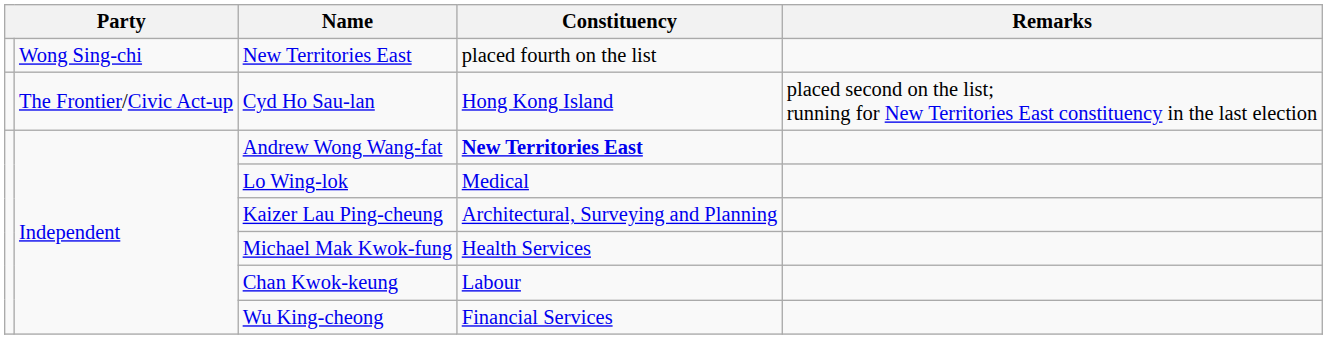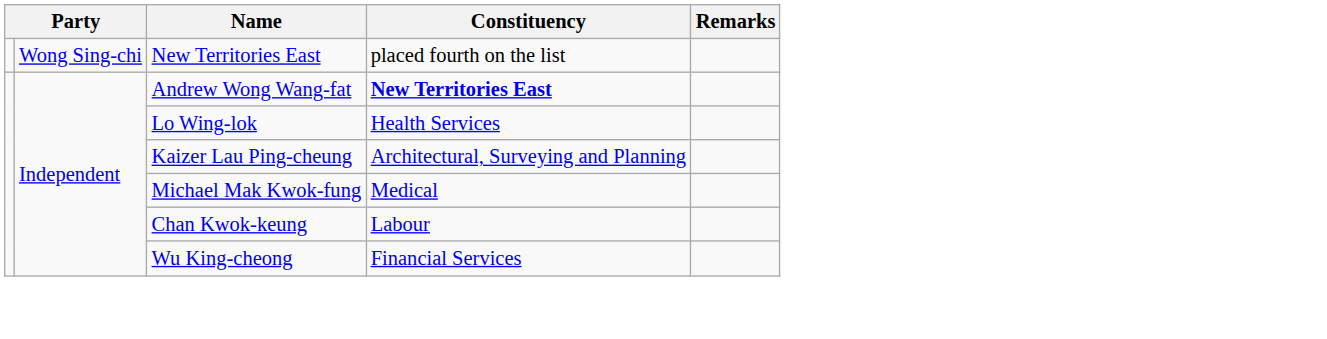- row: (309, 101)
(495, 181) Medical -> (435, 123) Health Services
(526, 248) Health Services -> (404, 190) Medical
